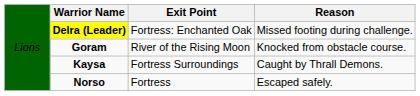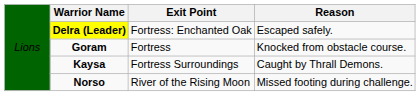(335, 30) Missed footing during challenge. -> (295, 30) Escaped safely.
(190, 47) River of the Rising Moon -> (151, 47) Fortress
(151, 82) Fortress -> (190, 82) River of the Rising Moon
(295, 82) Escaped safely. -> (335, 82) Missed footing during challenge.
